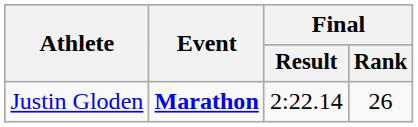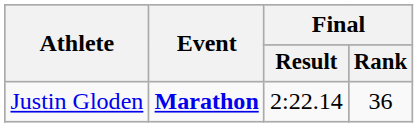(380, 101) 26 -> (380, 101) 36
